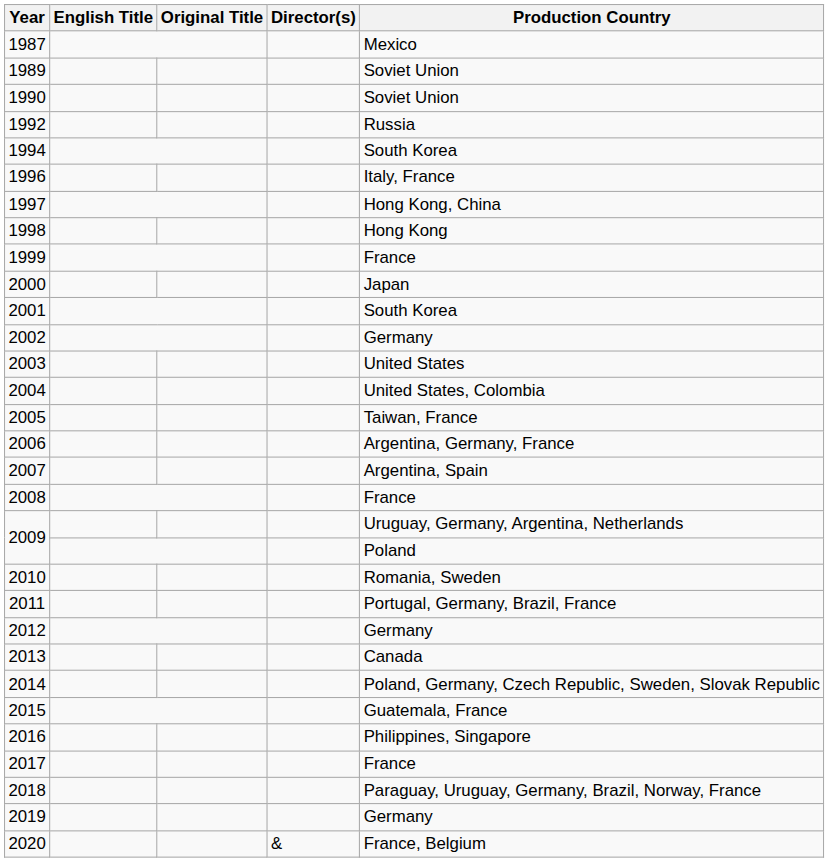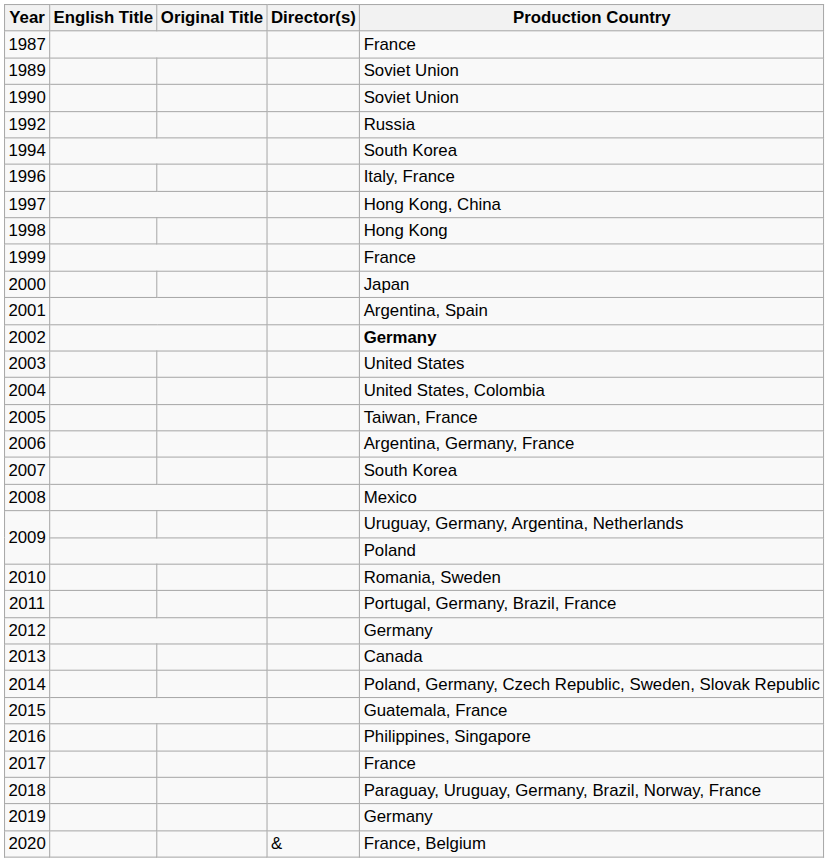(390, 44) Mexico -> (390, 44) France
(410, 310) South Korea -> (426, 310) Argentina, Spain
(398, 337) normal -> (400, 337) bold
(426, 470) Argentina, Spain -> (410, 470) South Korea
(390, 497) France -> (390, 497) Mexico
